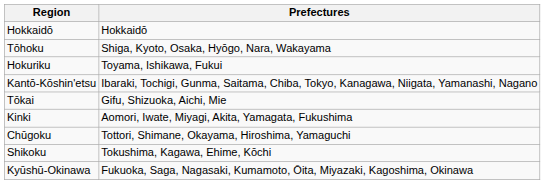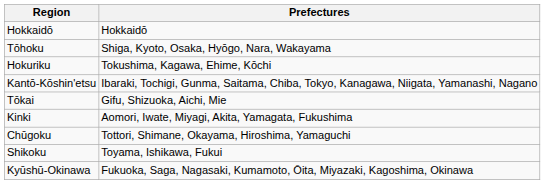(162, 65) Toyama, Ishikawa, Fukui -> (186, 65) Tokushima, Kagawa, Ehime, Kōchi
(186, 153) Tokushima, Kagawa, Ehime, Kōchi -> (162, 153) Toyama, Ishikawa, Fukui
